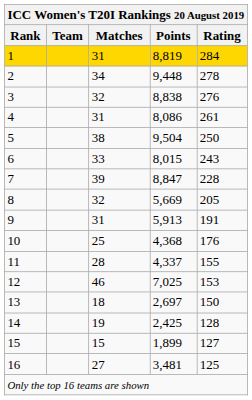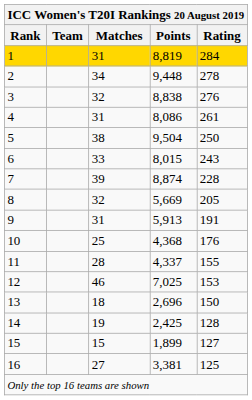(167, 179) 8,847 -> (167, 179) 8,874
(167, 302) 2,697 -> (167, 302) 2,696
(167, 364) 3,481 -> (167, 364) 3,381
